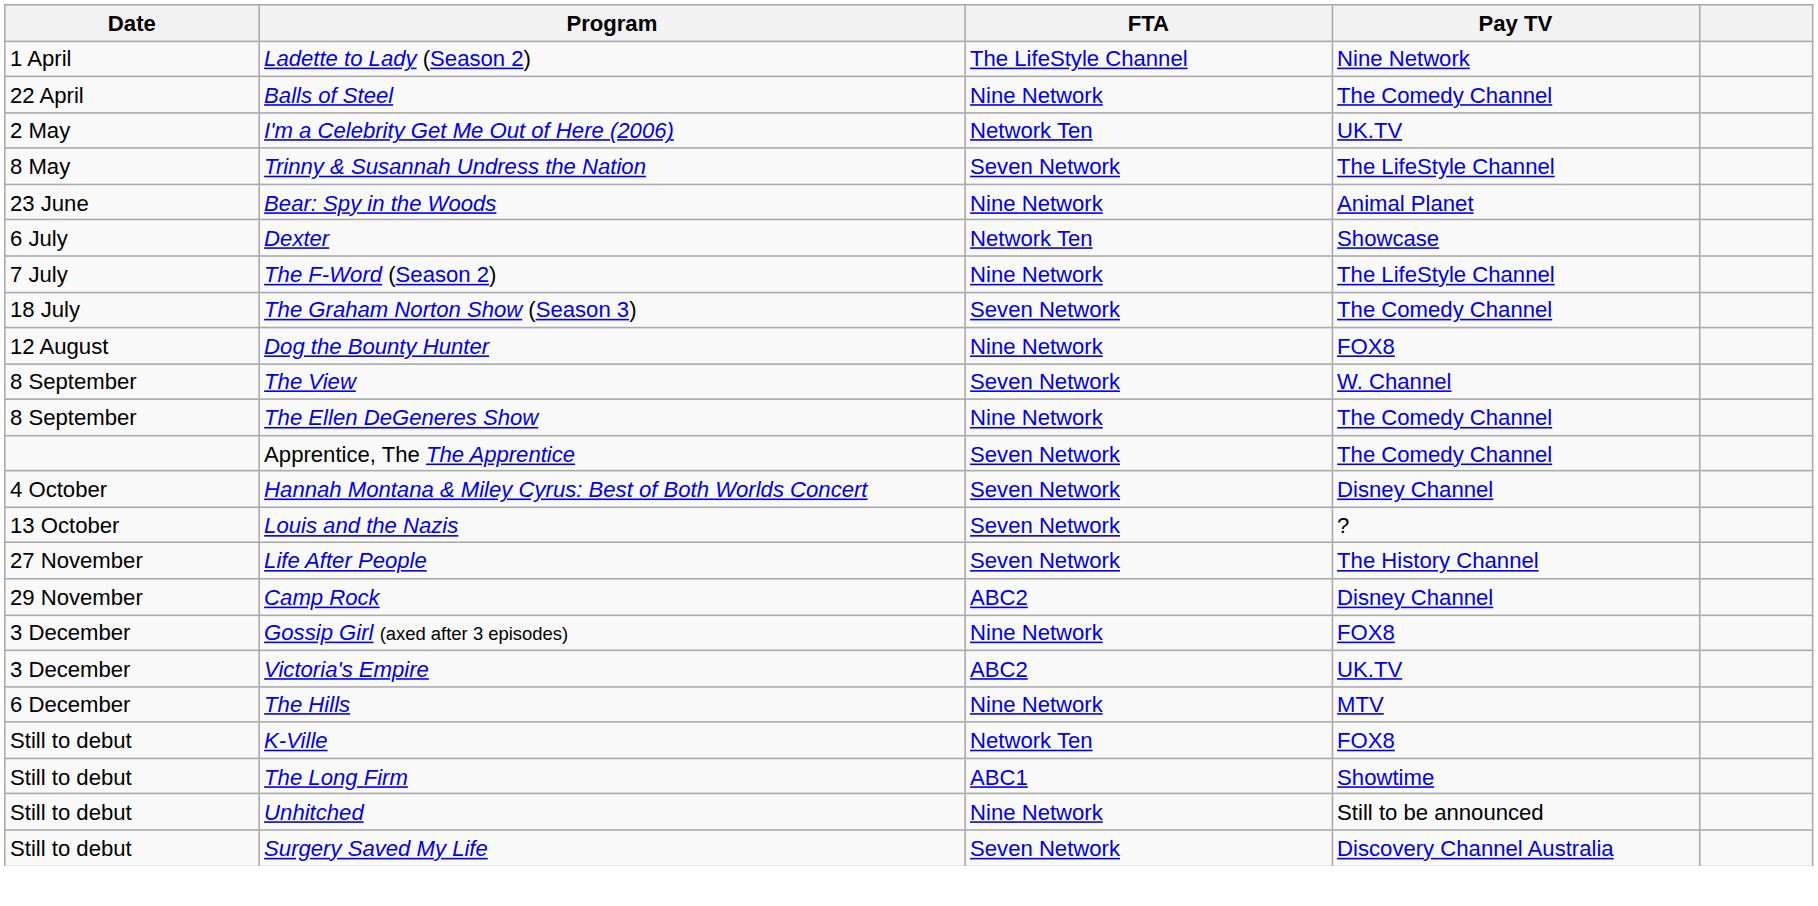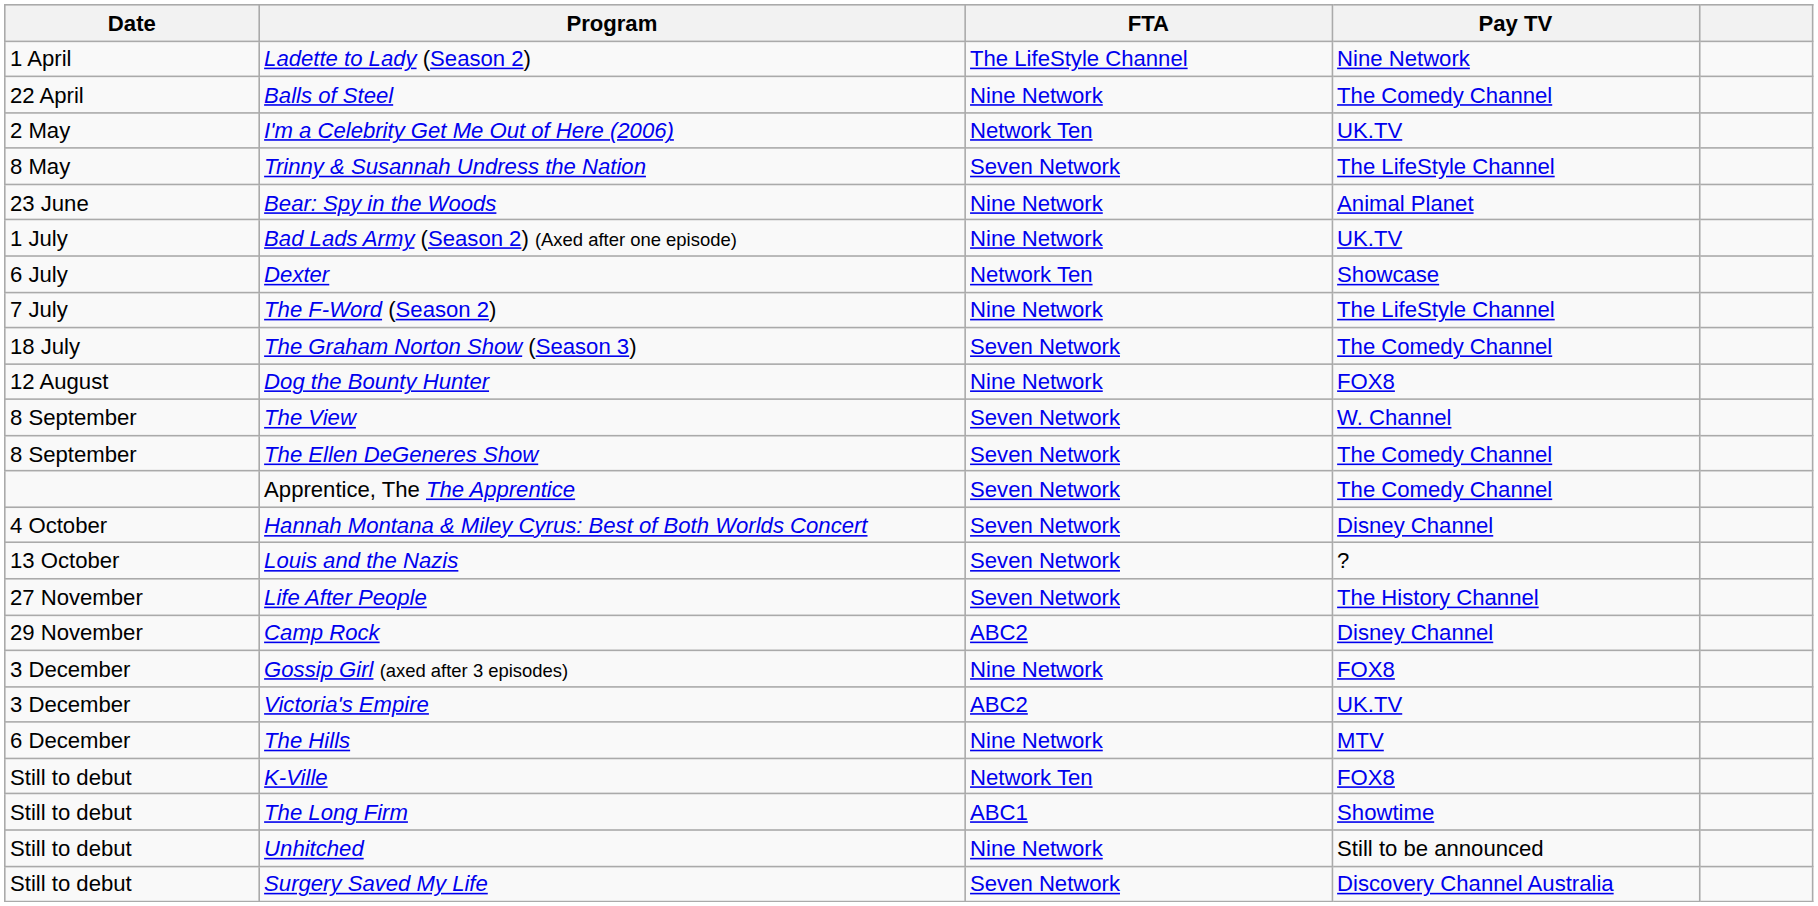+ row: (500, 238)
(1036, 417) Nine Network -> (1045, 453) Seven Network
